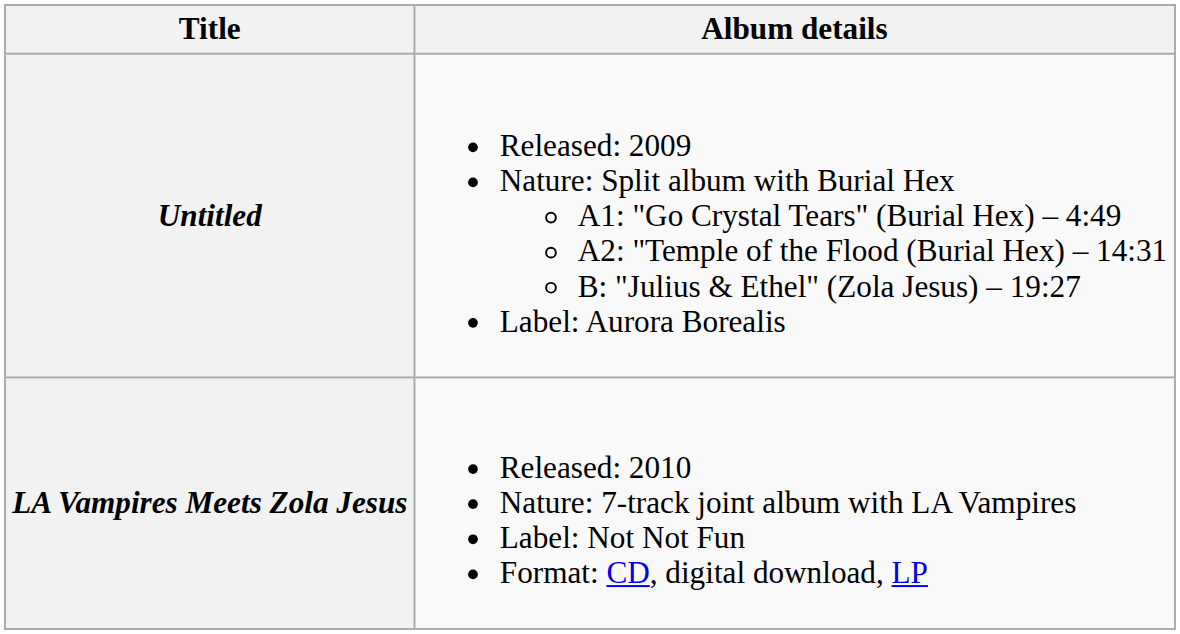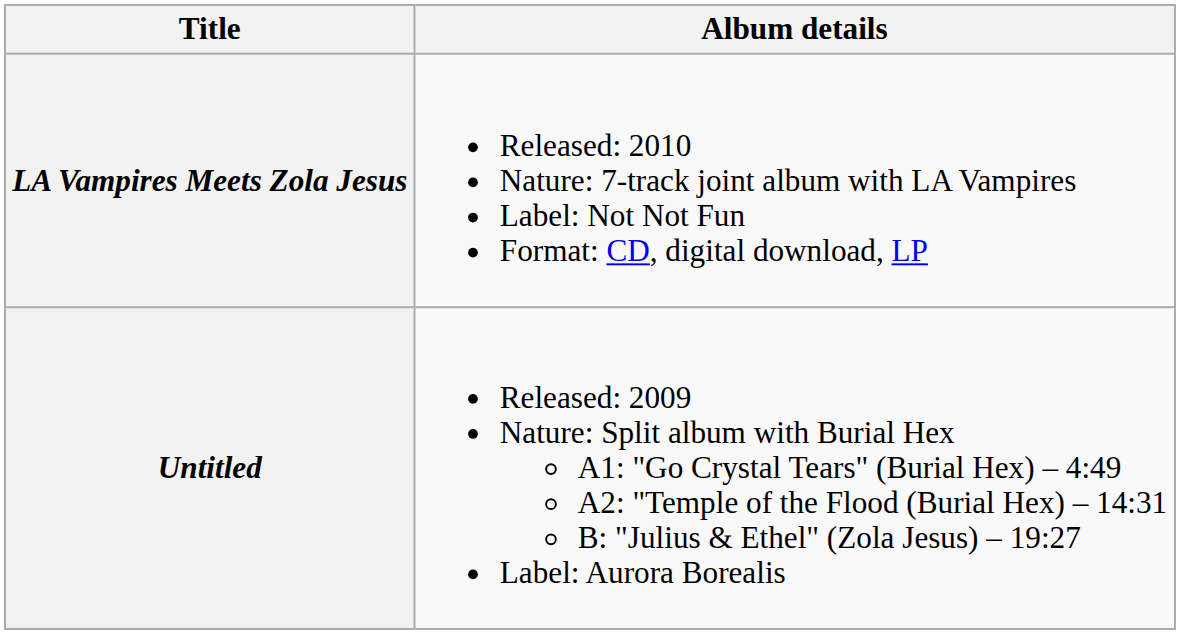rows swapped: (210, 215) <-> (210, 502)
